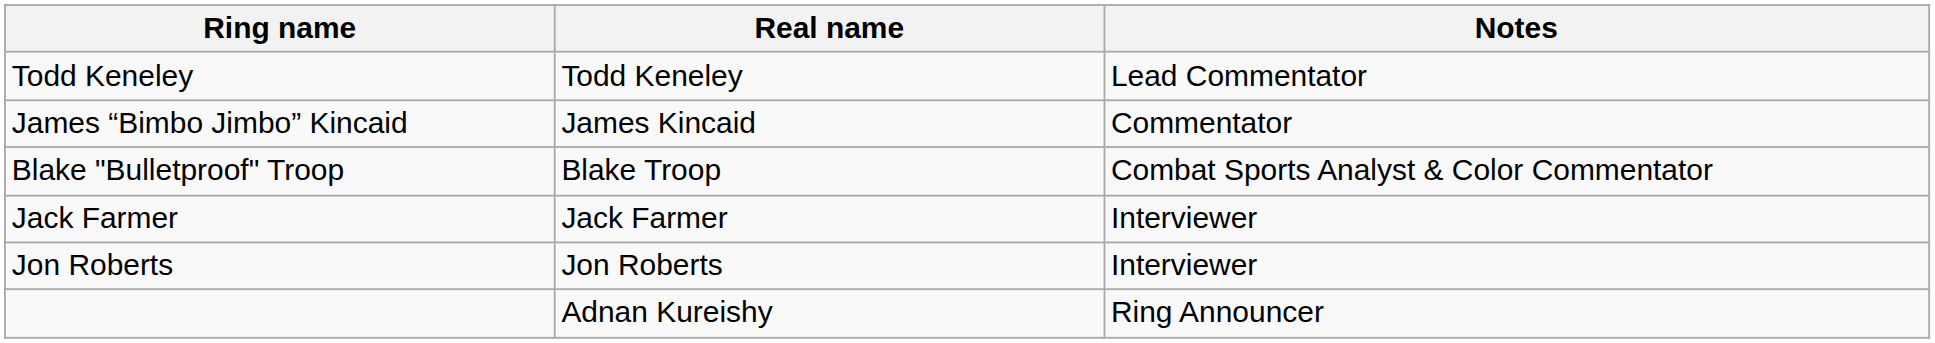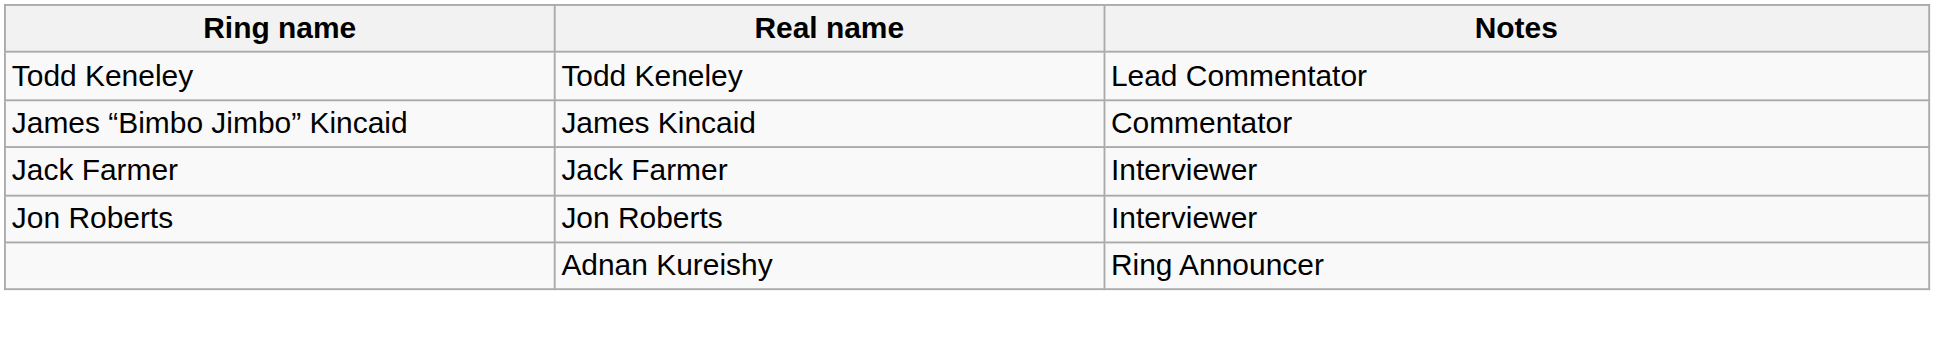- row: (178, 170)
